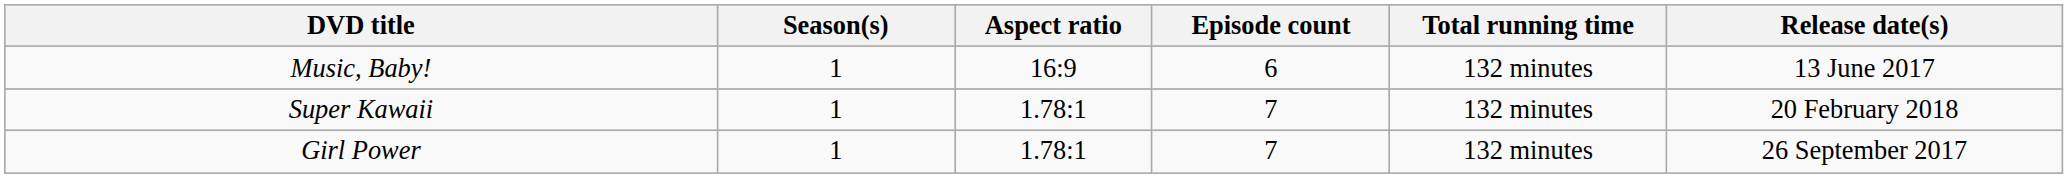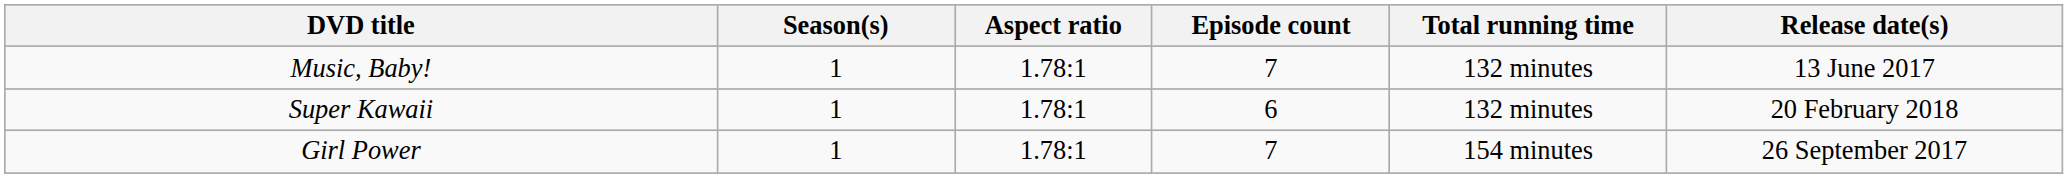(1053, 67) 16:9 -> (1053, 67) 1.78:1
(1271, 67) 6 -> (1271, 67) 7
(1271, 109) 7 -> (1271, 109) 6
(1528, 151) 132 minutes -> (1528, 151) 154 minutes
